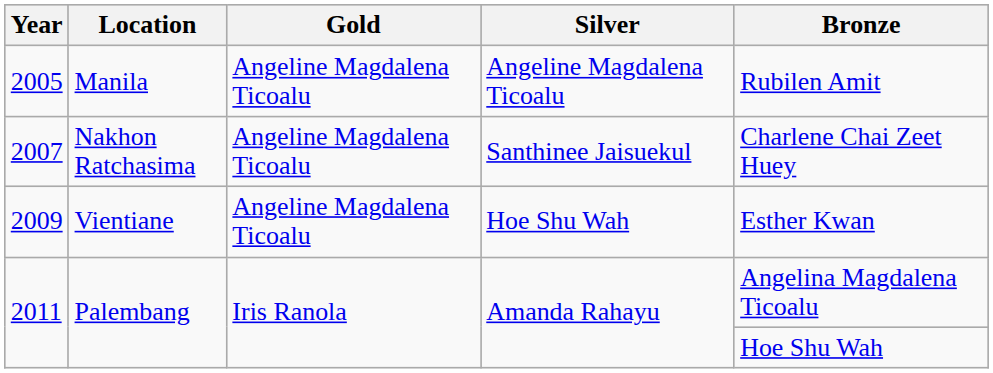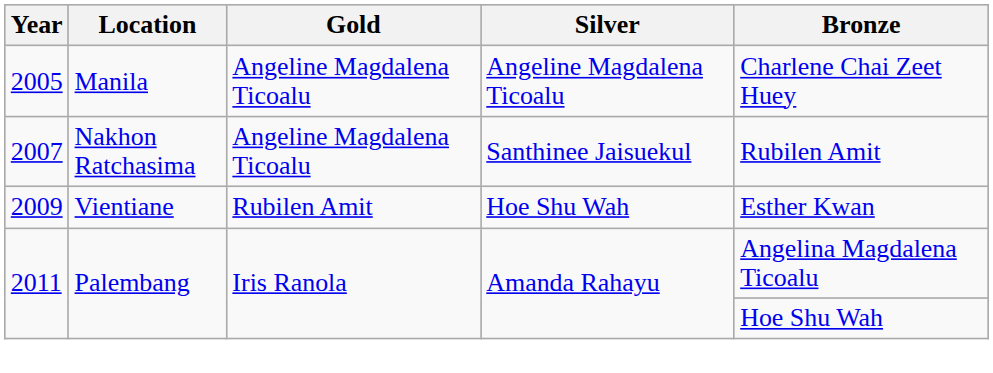(810, 80) Rubilen Amit -> (841, 80) Charlene Chai Zeet Huey
(841, 151) Charlene Chai Zeet Huey -> (810, 151) Rubilen Amit
(341, 221) Angeline Magdalena Ticoalu -> (303, 206) Rubilen Amit
